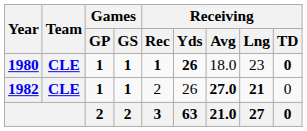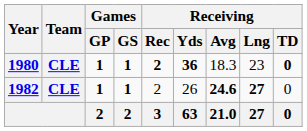(157, 65) 1 -> (157, 65) 2
(190, 65) 26 -> (190, 65) 36
(223, 65) 18.0 -> (223, 65) 18.3
(223, 89) 27.0 -> (223, 89) 24.6
(257, 89) 21 -> (257, 89) 27
